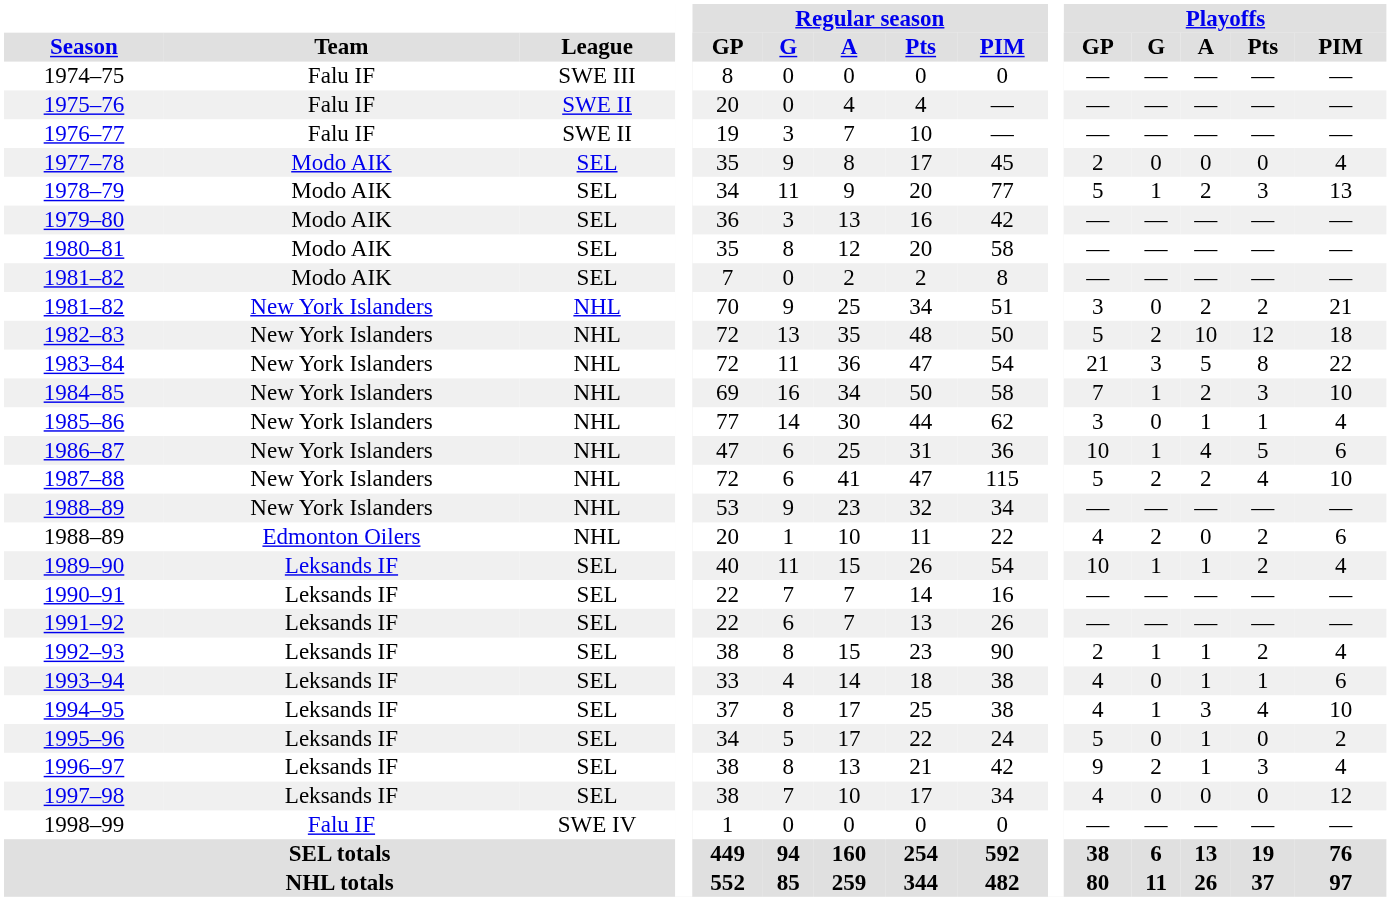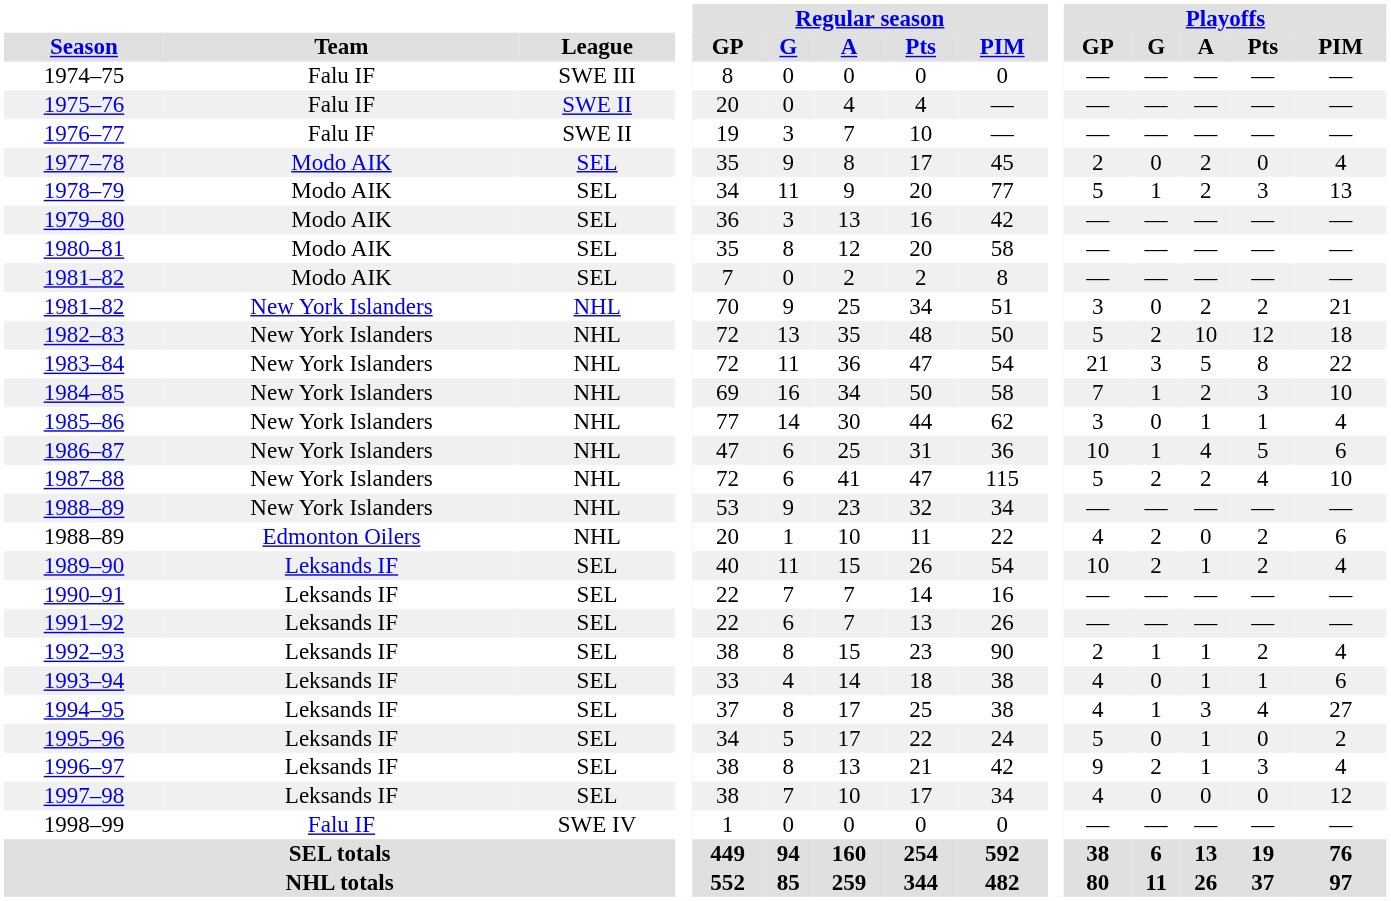(1206, 162) 0 -> (1206, 162) 2
(1156, 565) 1 -> (1156, 565) 2
(1341, 709) 10 -> (1341, 709) 27
